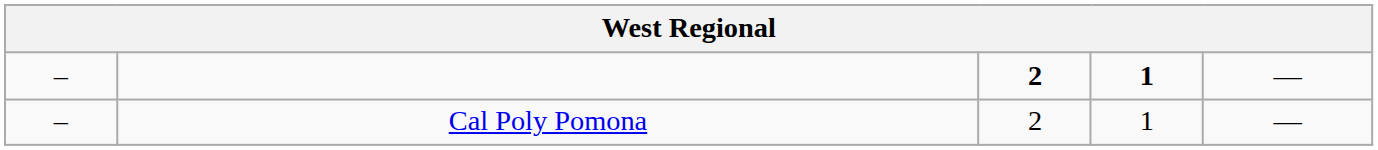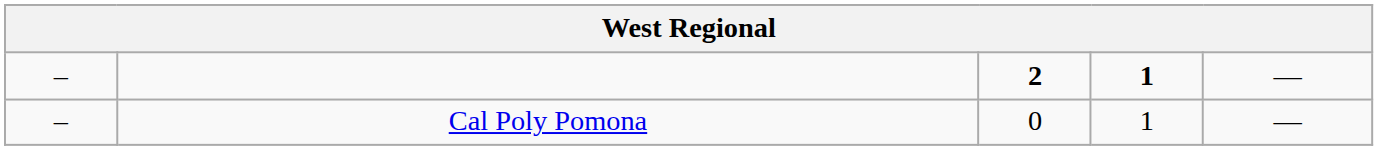(1035, 121) 2 -> (1035, 121) 0
